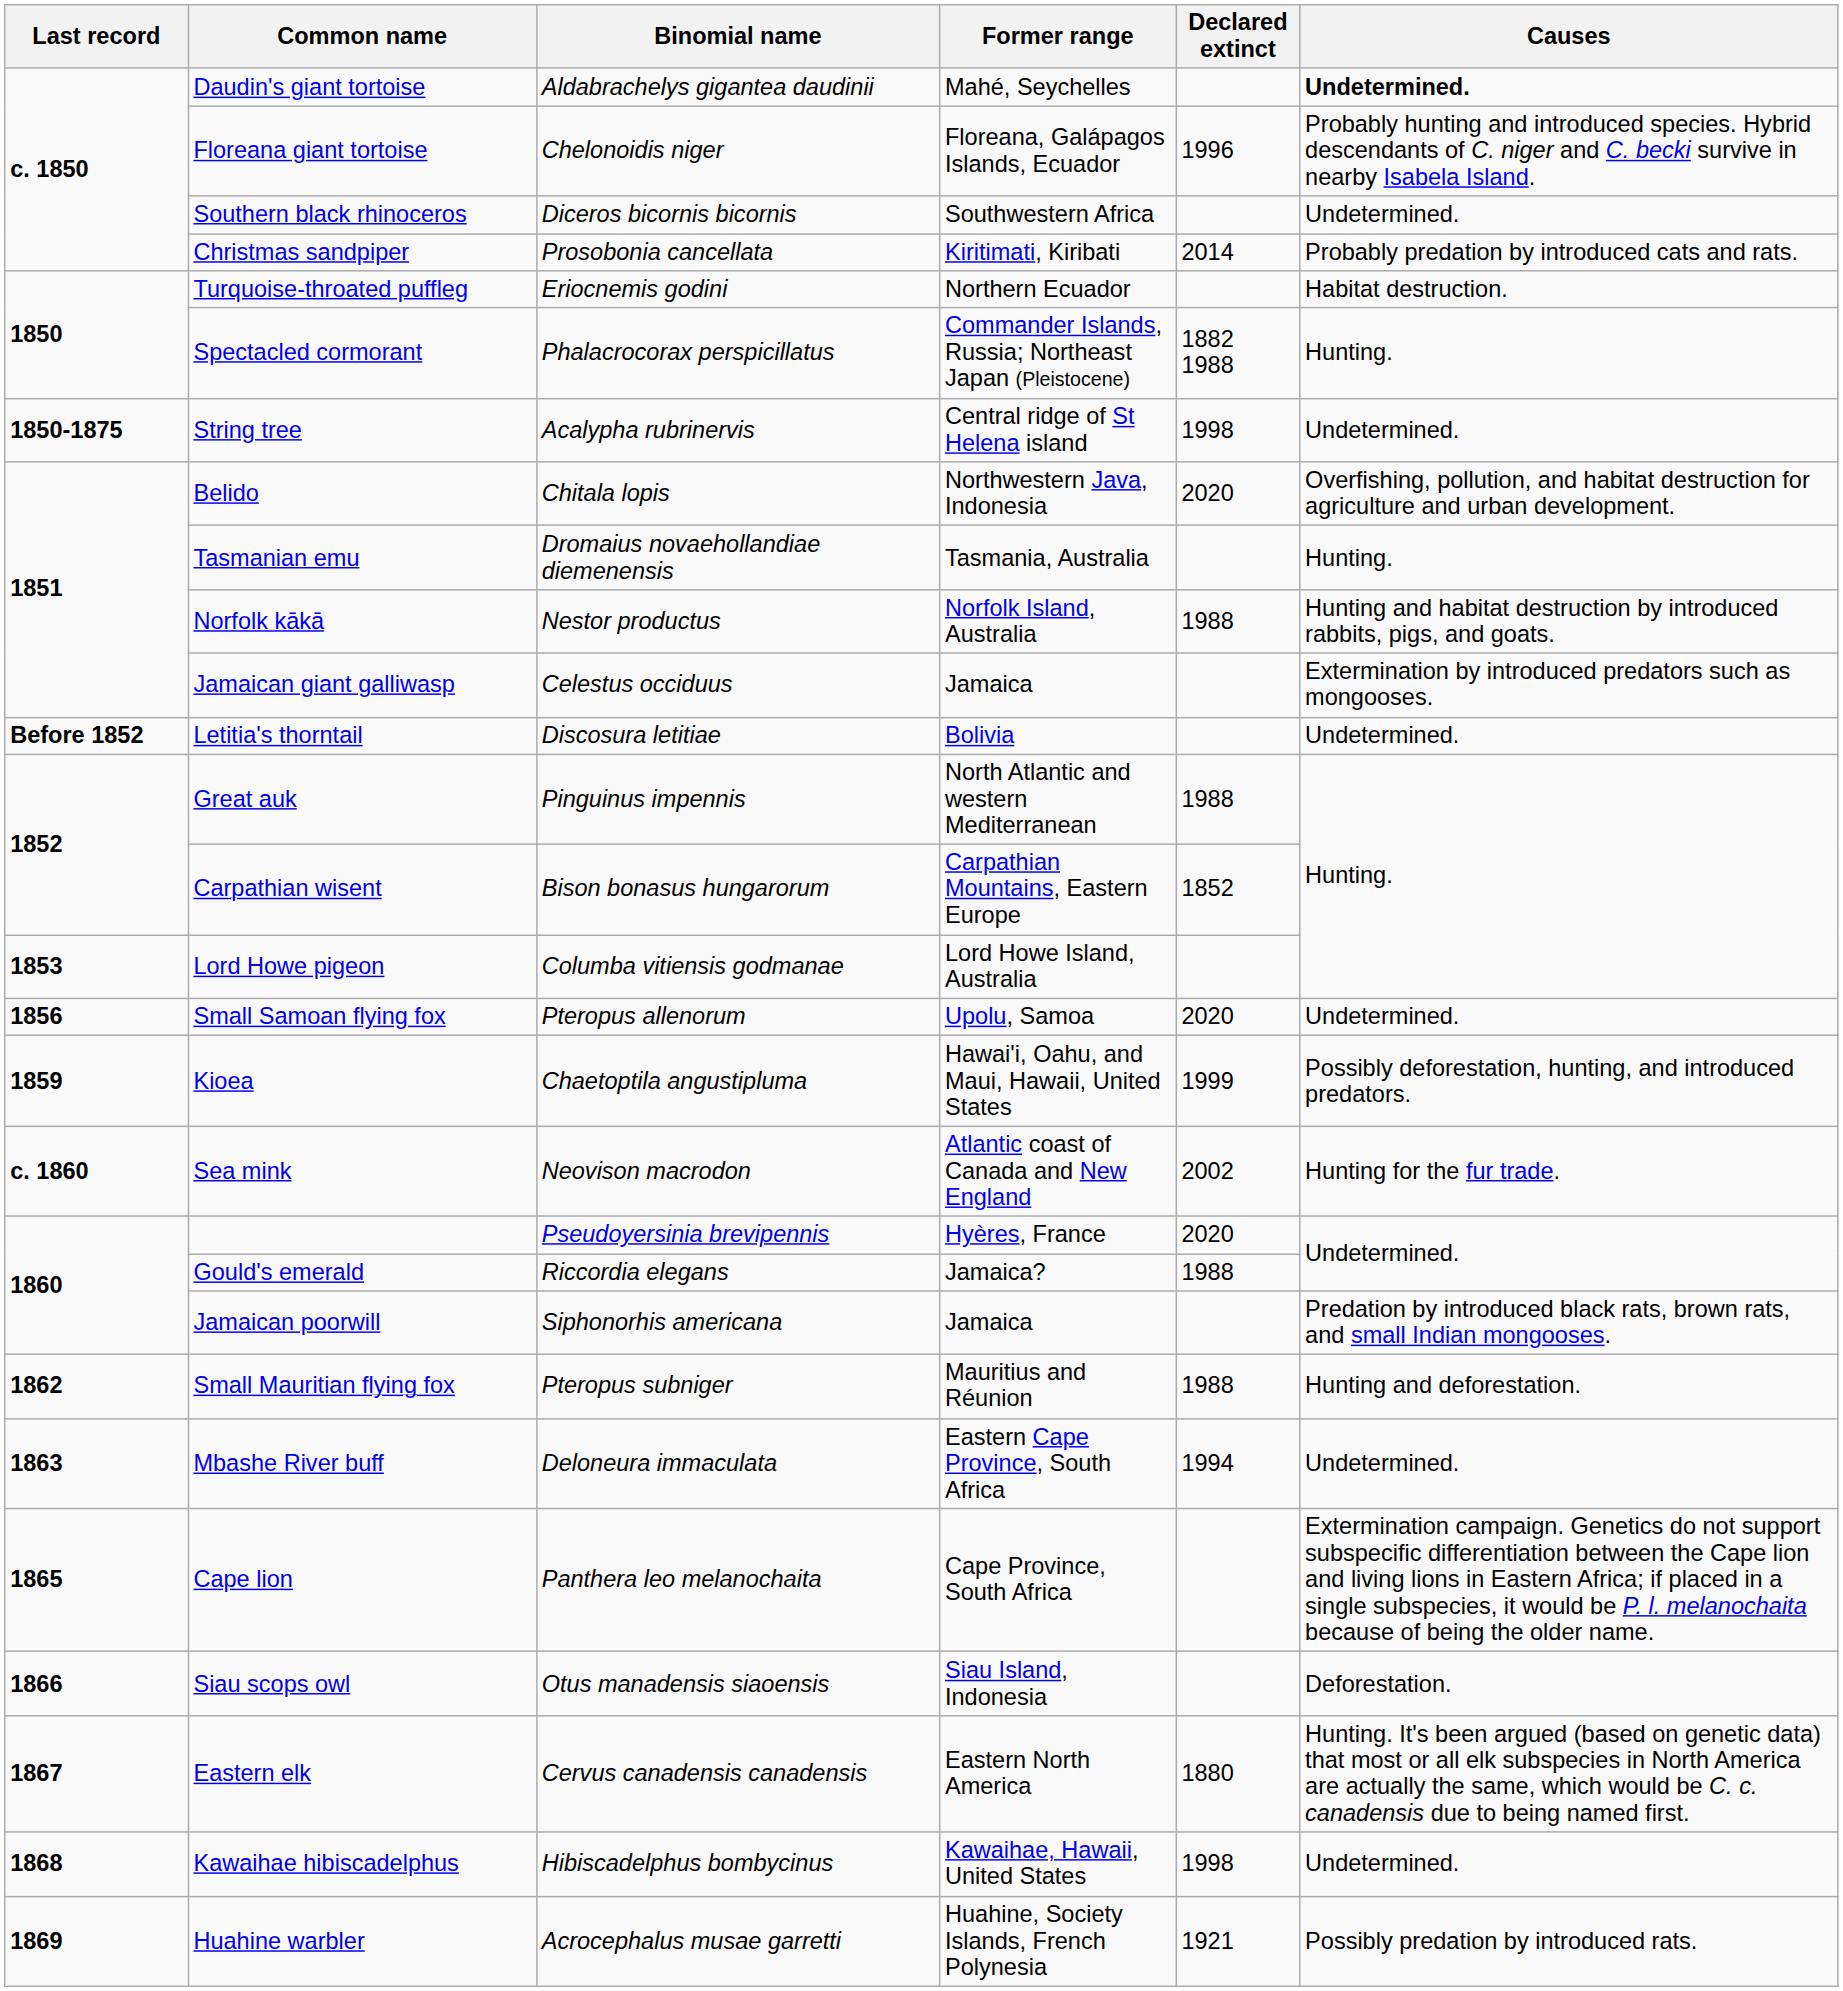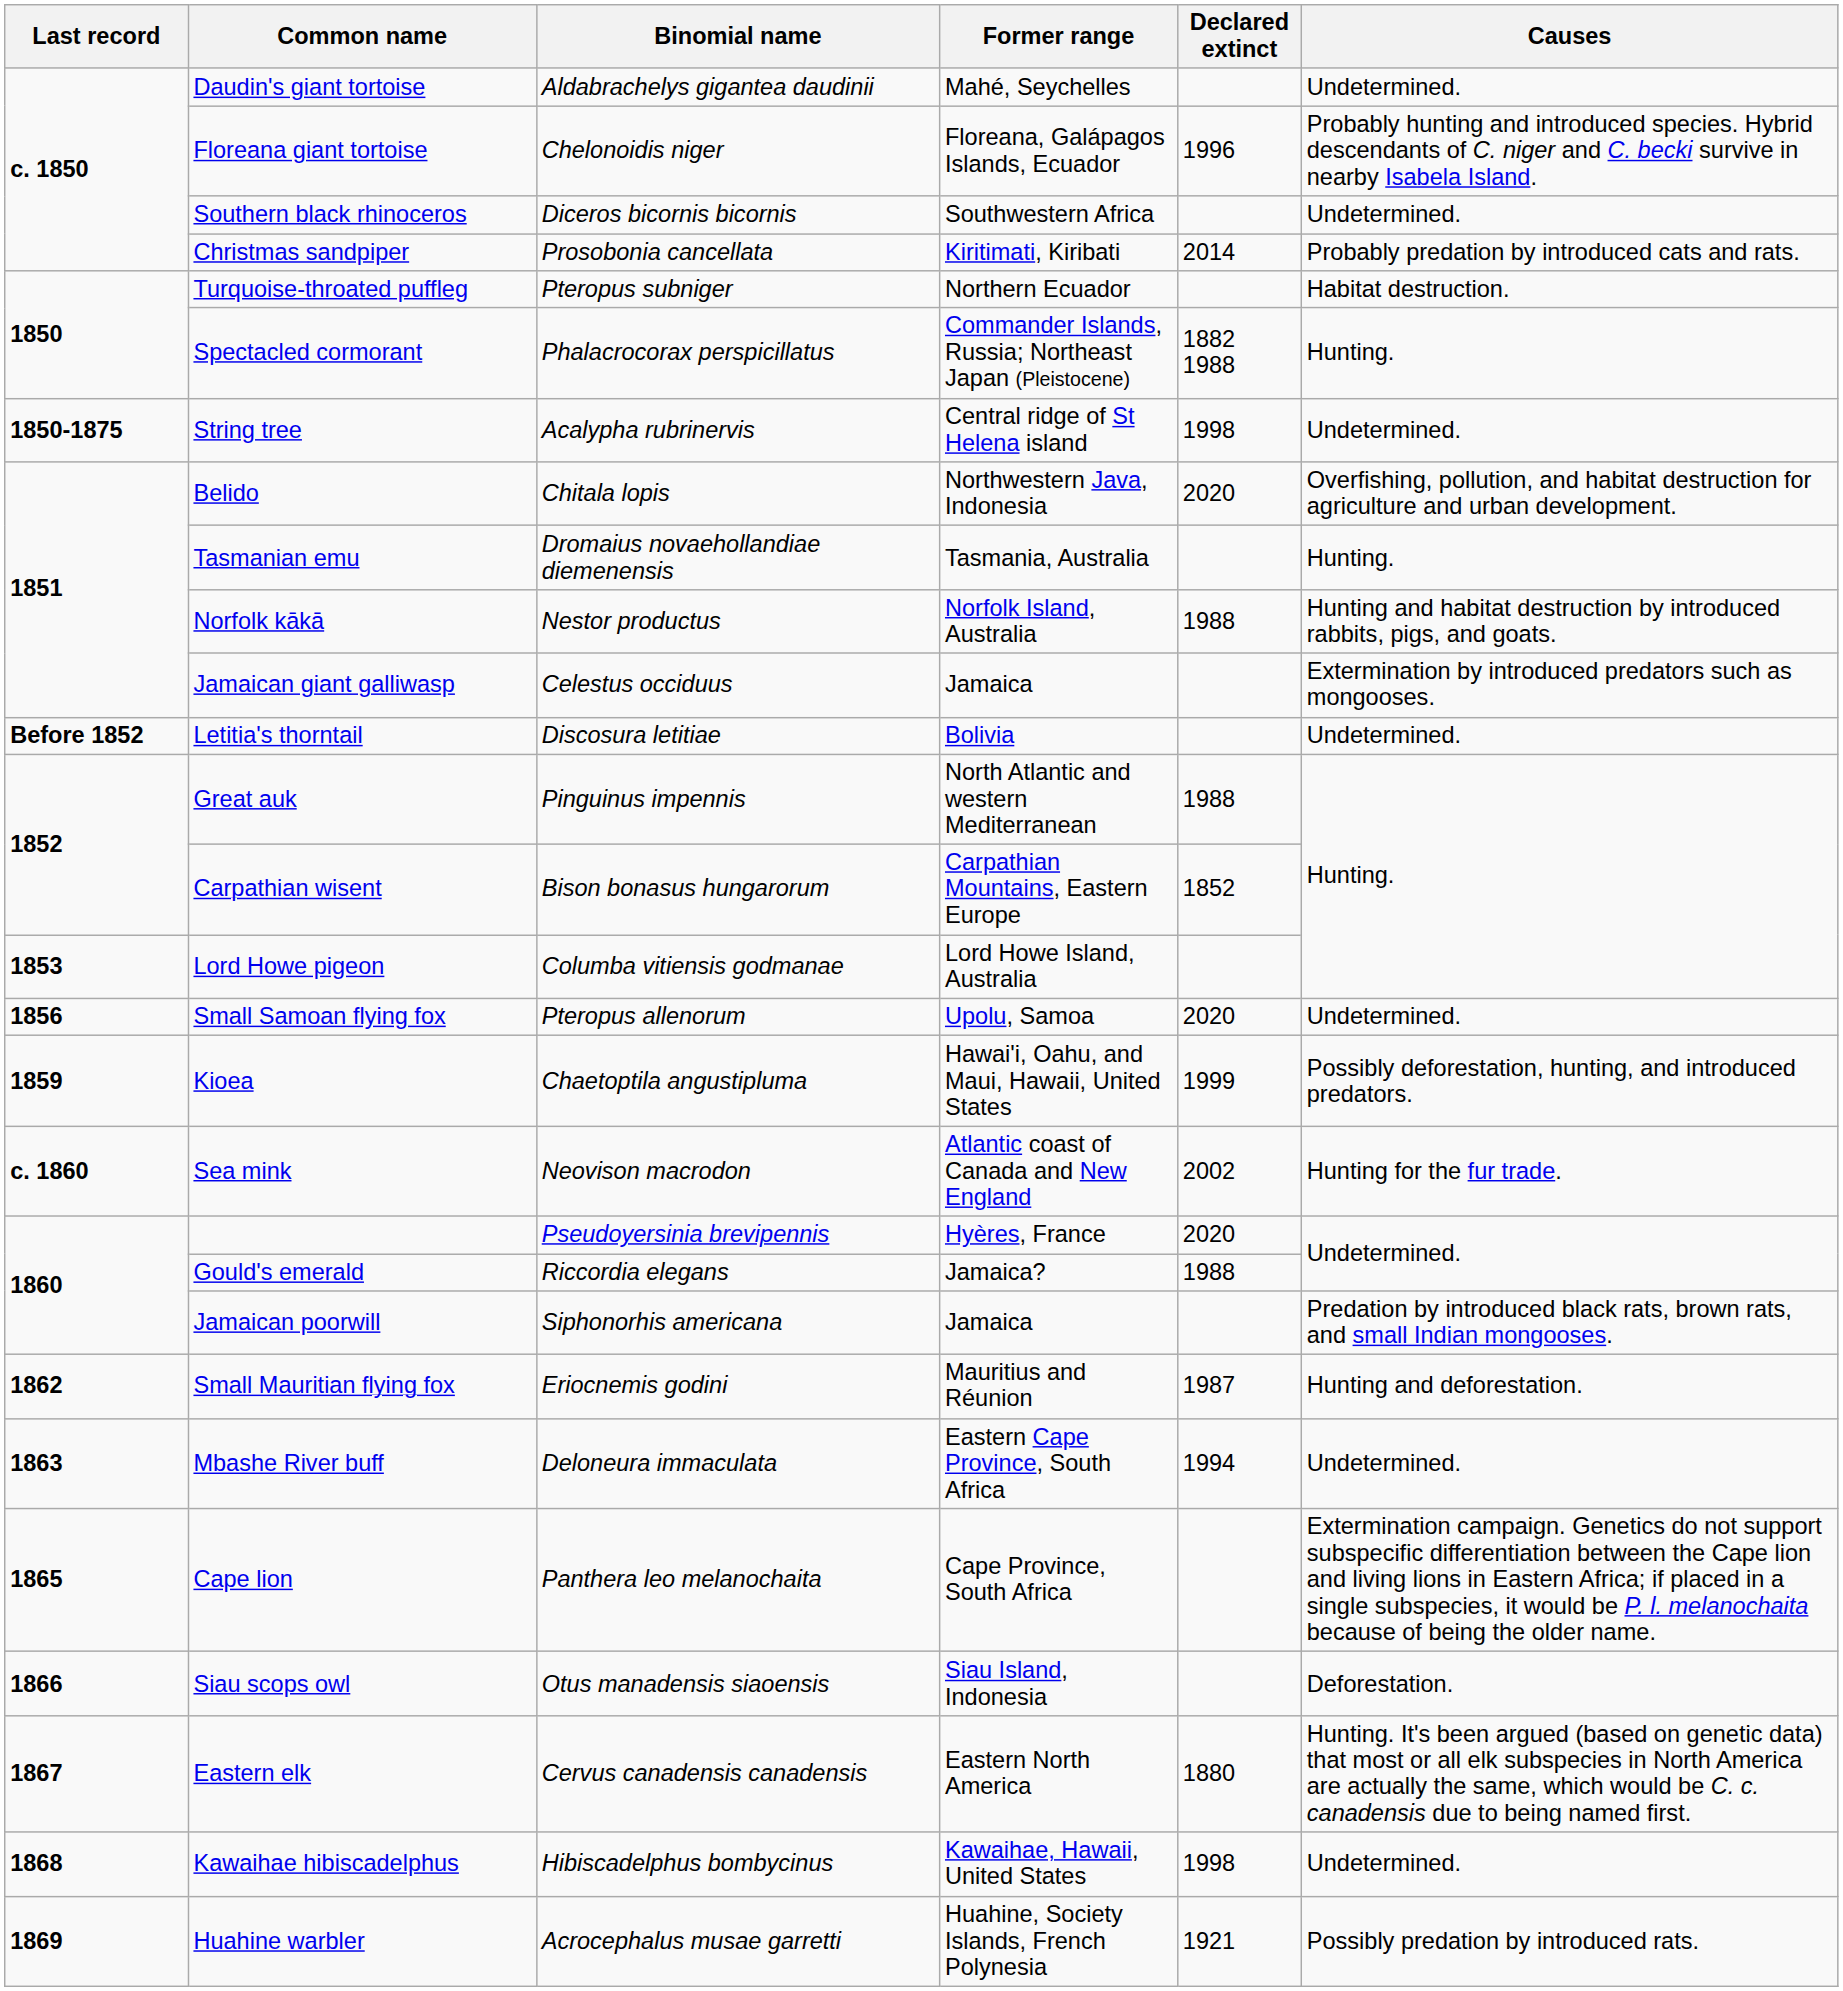(1387, 86) bold -> (1384, 86) normal
(635, 289) Eriocnemis godini -> (637, 289) Pteropus subniger
(637, 1386) Pteropus subniger -> (635, 1386) Eriocnemis godini
(1208, 1386) 1988 -> (1209, 1386) 1987
